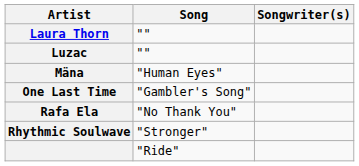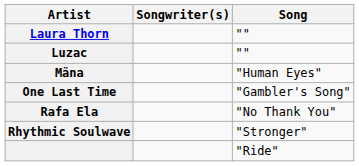columns swapped: (194, 14) <-> (304, 14)
